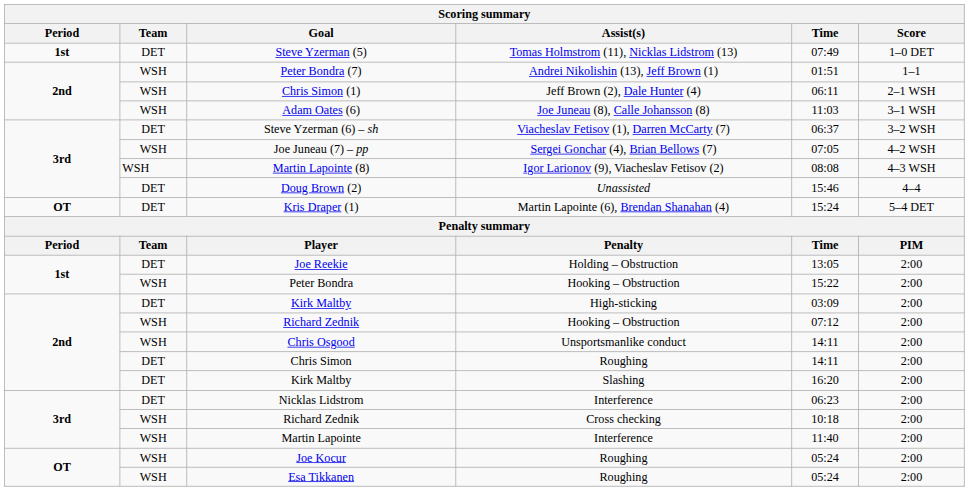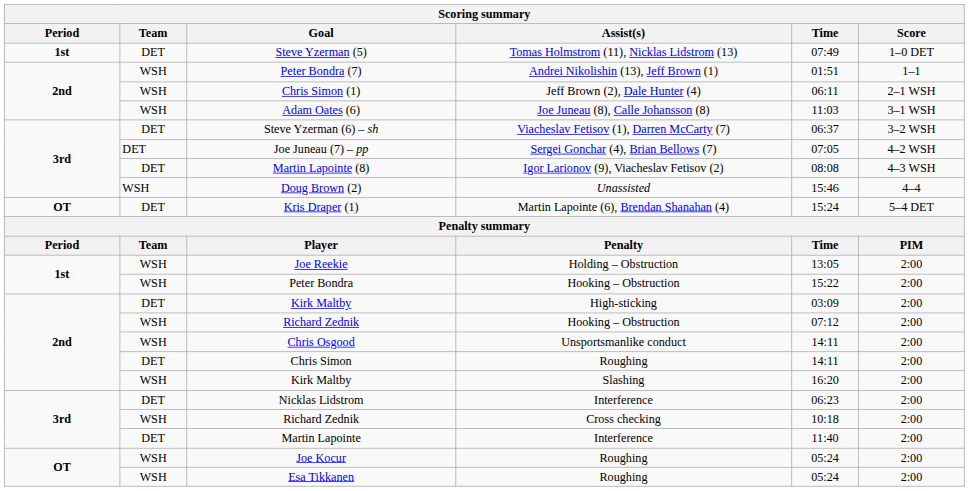(153, 149) WSH -> (134, 149) DET
(136, 168) WSH -> (153, 168) DET
(153, 187) DET -> (136, 187) WSH
(153, 264) DET -> (153, 264) WSH
(153, 380) DET -> (153, 380) WSH
(153, 438) WSH -> (153, 438) DET
